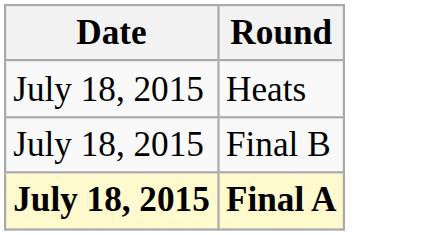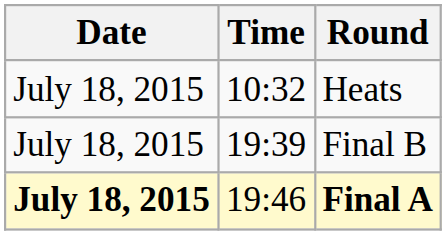+ column: (266, 32)
